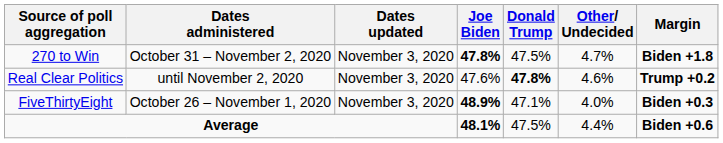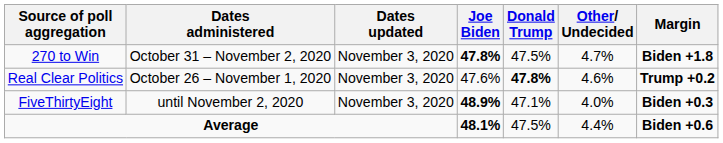(230, 79) until November 2, 2020 -> (230, 79) October 26 – November 1, 2020
(230, 103) October 26 – November 1, 2020 -> (230, 103) until November 2, 2020
